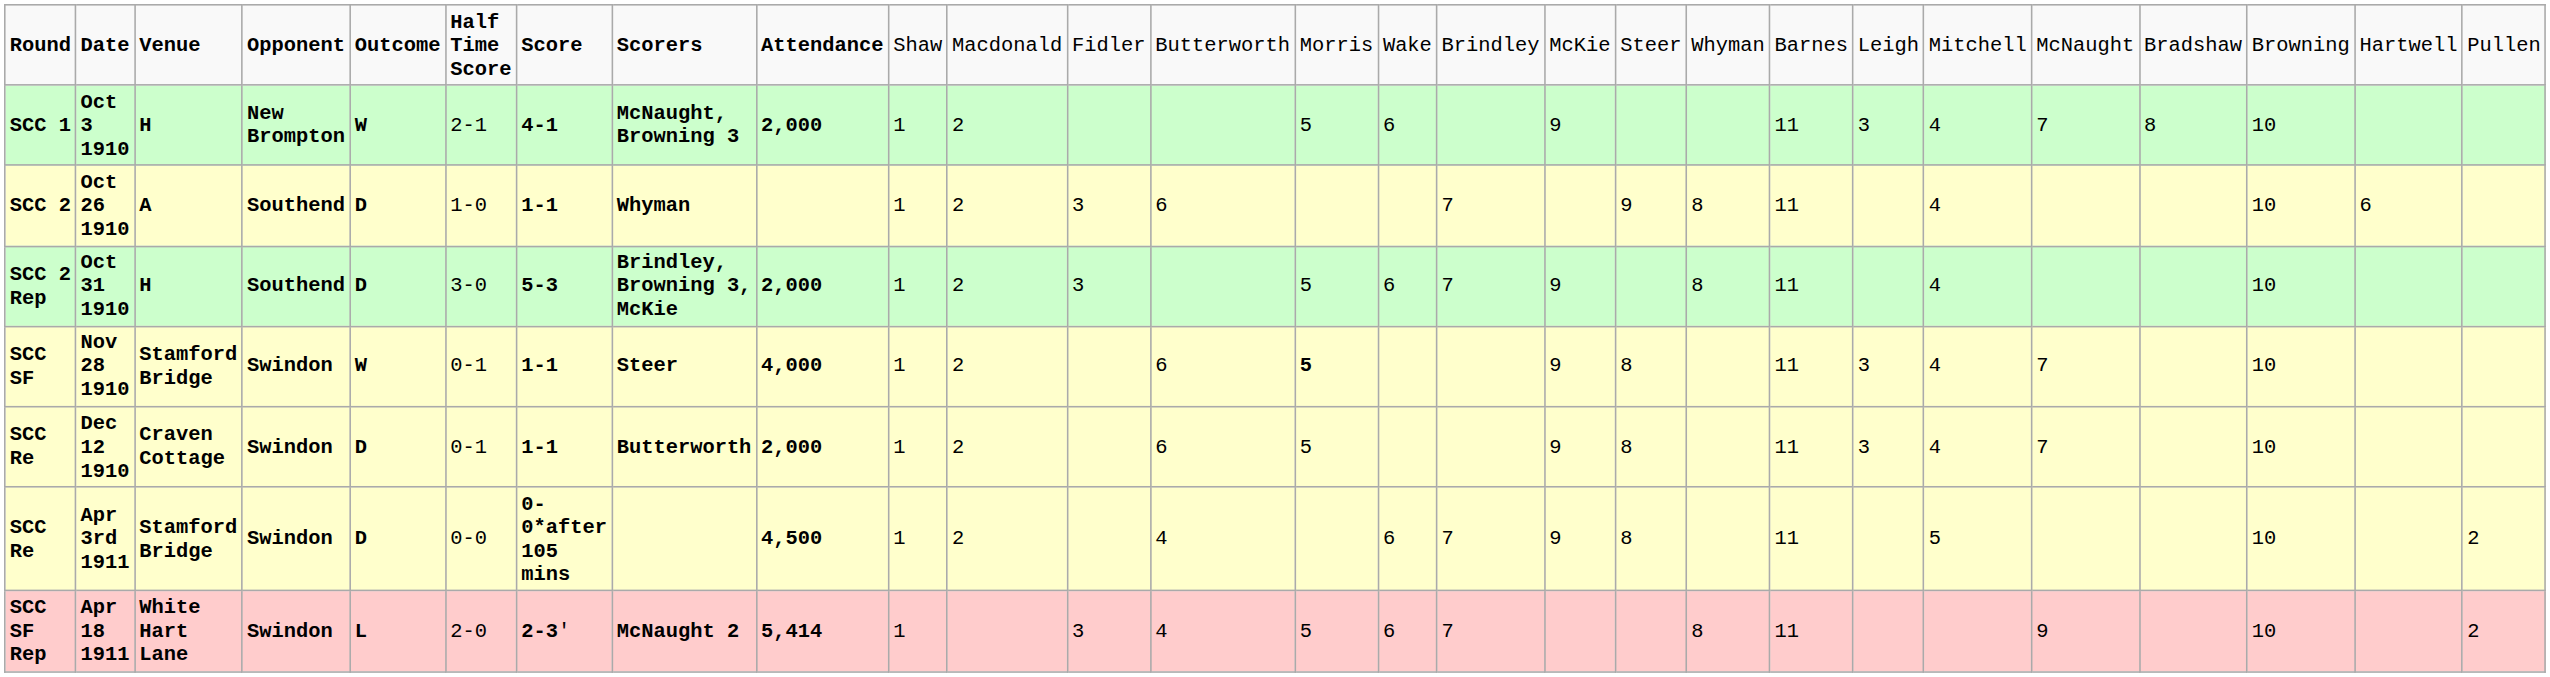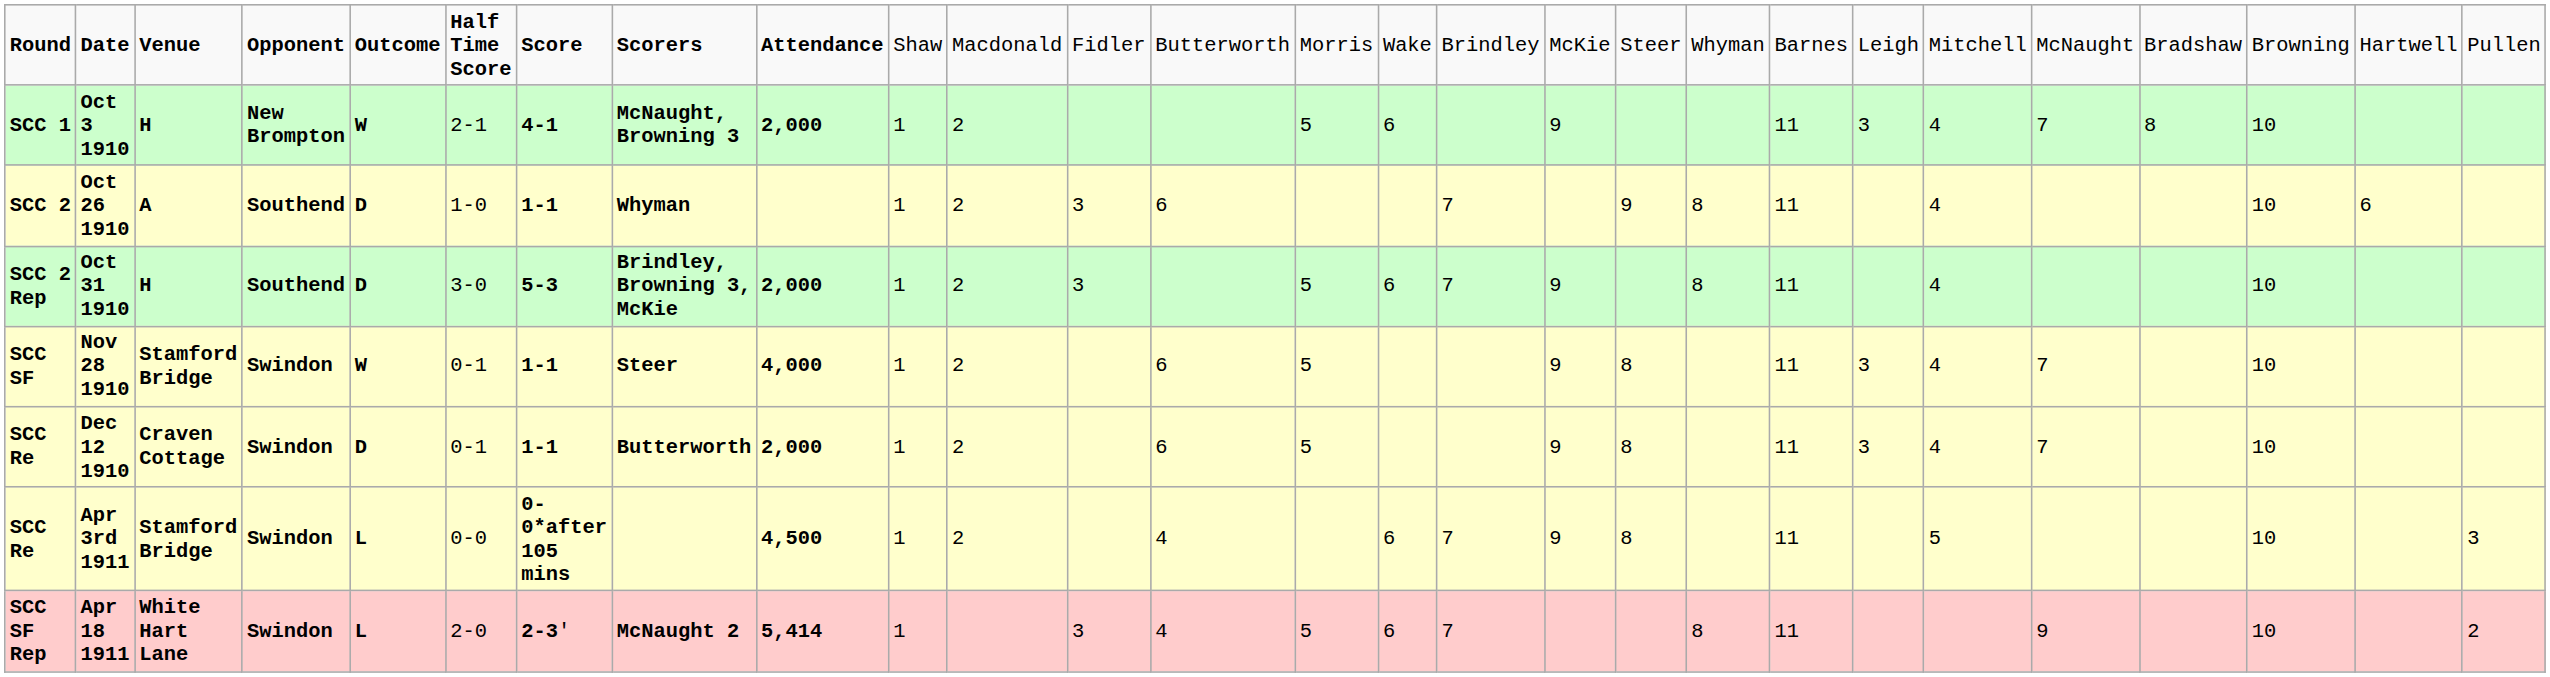(1306, 366) bold -> (1306, 366) normal
(361, 539) D -> (361, 539) L
(2473, 539) 2 -> (2473, 539) 3
